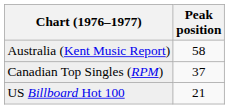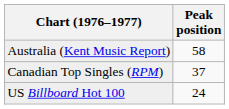(199, 93) 21 -> (199, 93) 24
